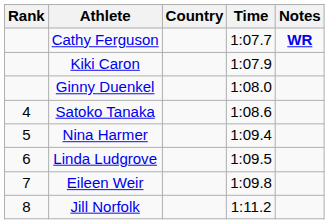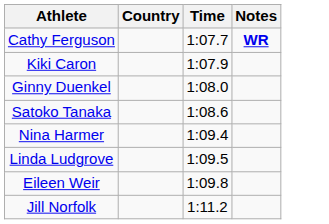- column: (26, 16)
